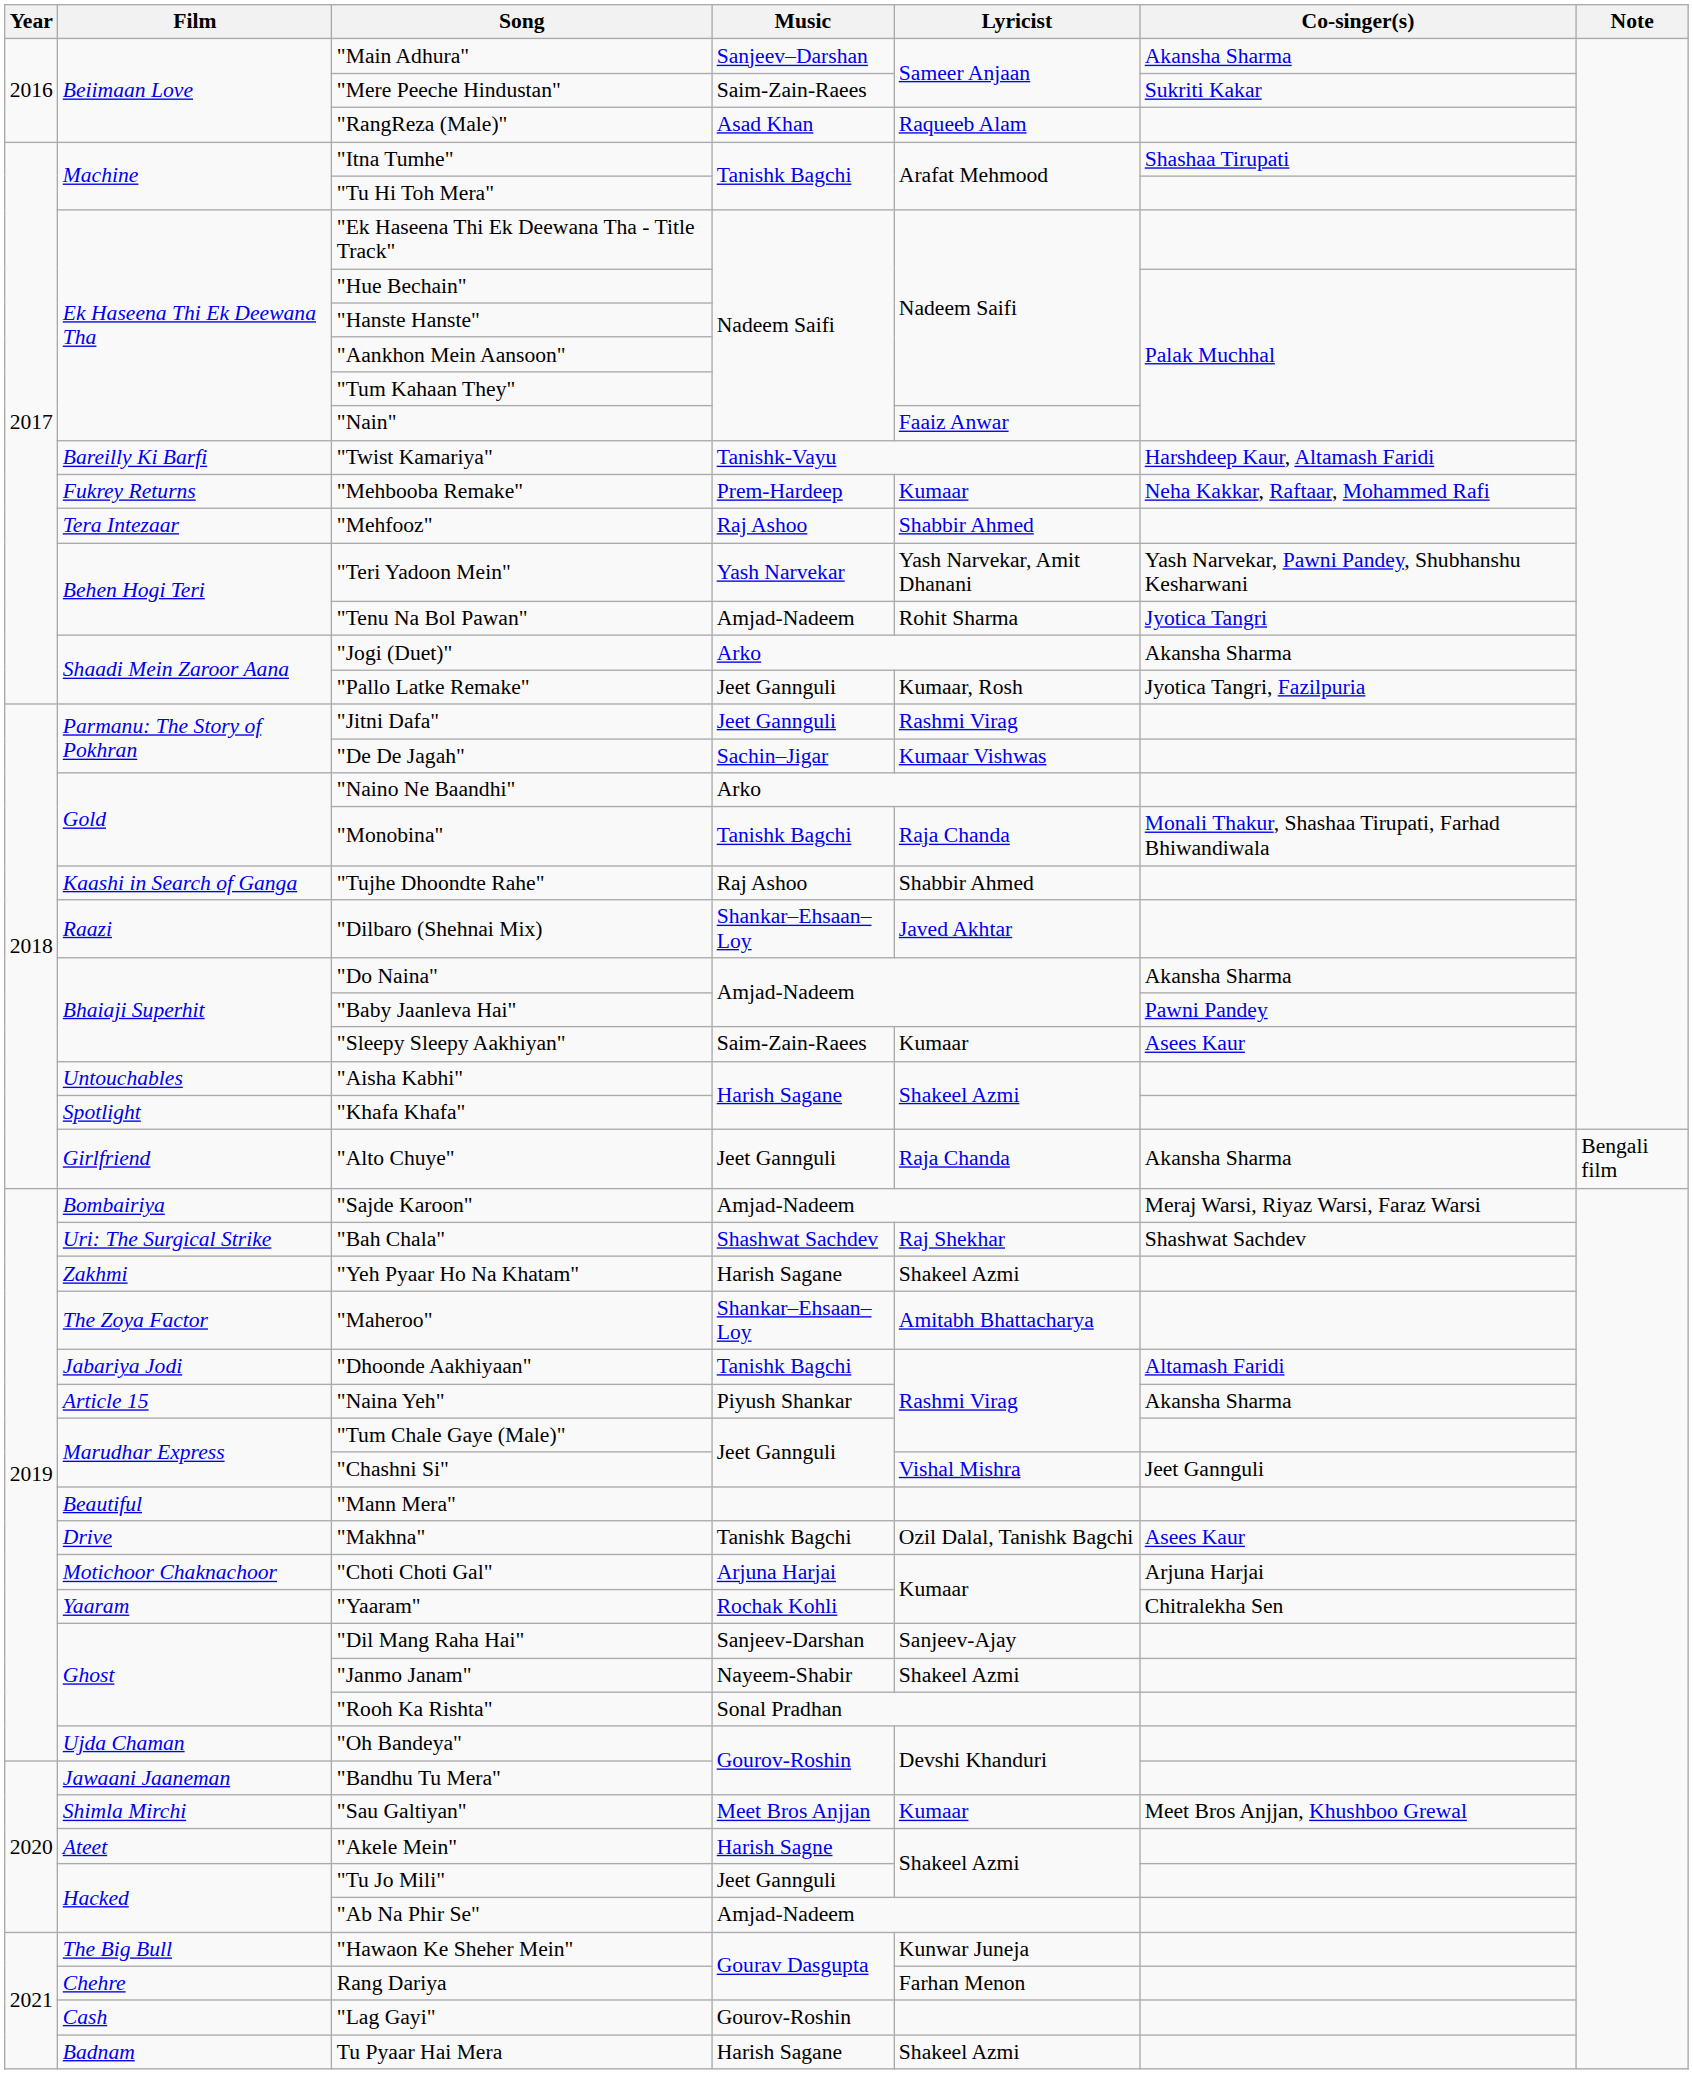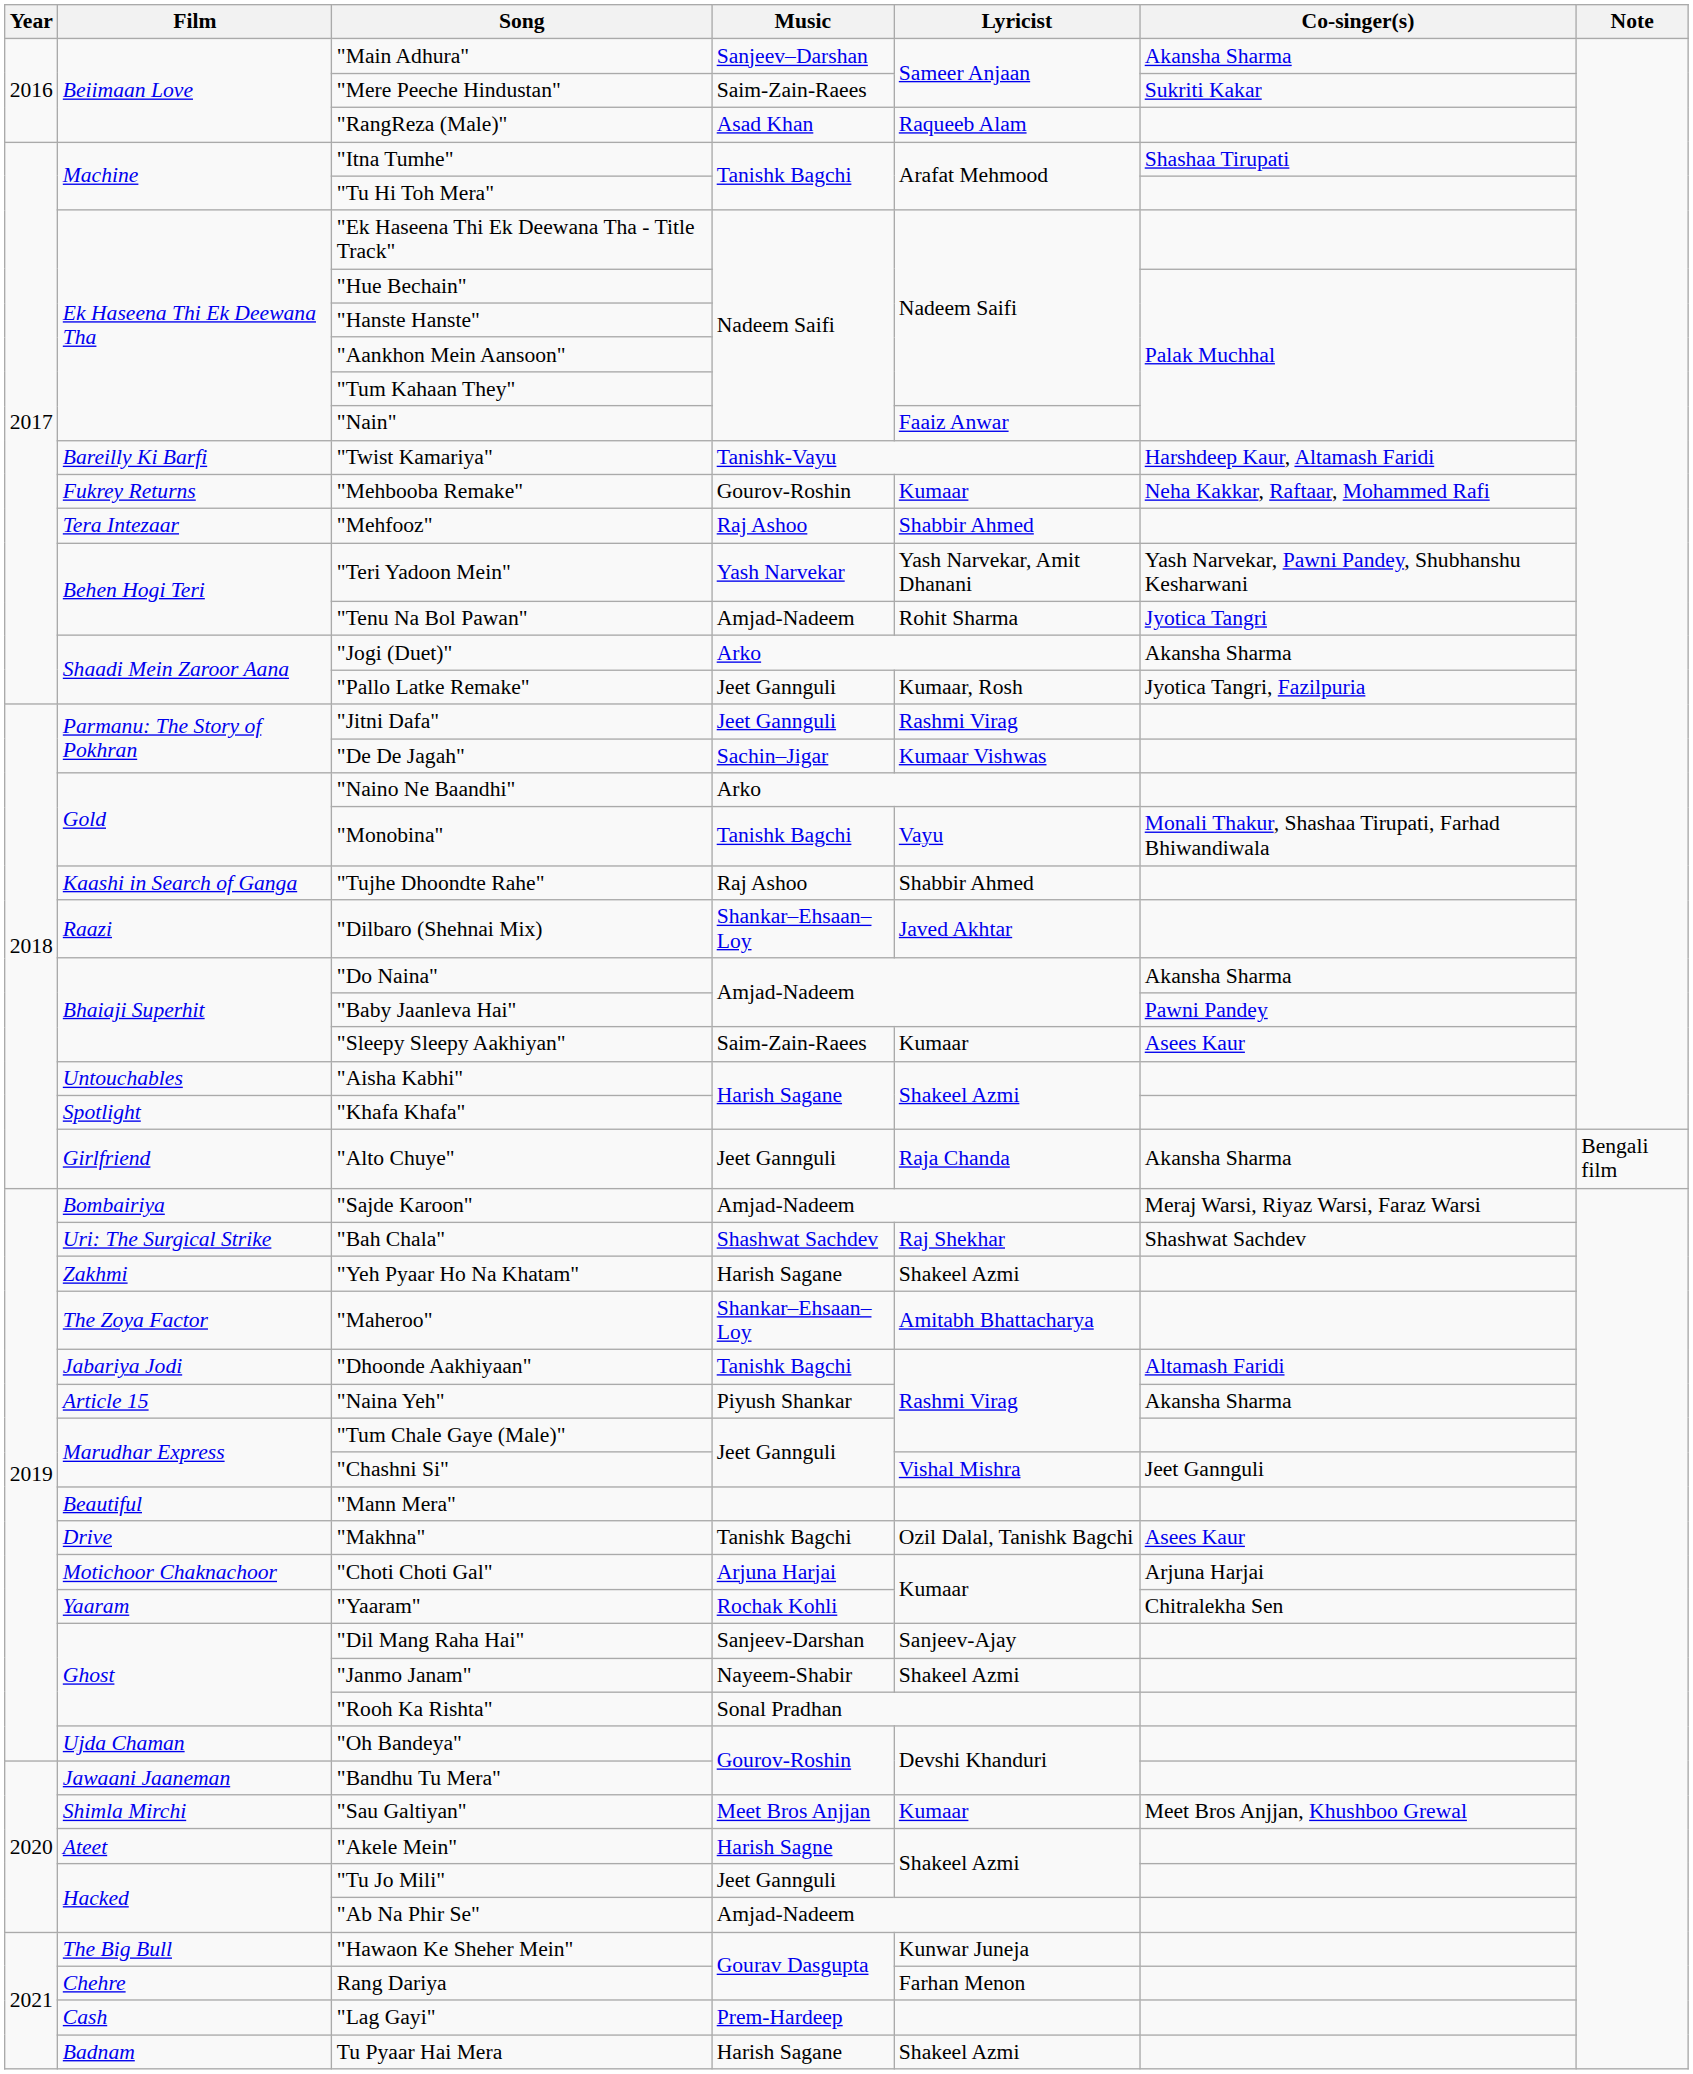(780, 491) Prem-Hardeep -> (784, 491) Gourov-Roshin
(954, 836) Raja Chanda -> (921, 836) Vayu
(784, 2017) Gourov-Roshin -> (780, 2017) Prem-Hardeep
